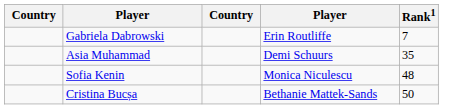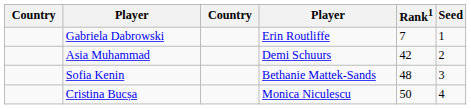+ column: (451, 15)
(408, 56) 35 -> (406, 56) 42
(308, 75) Monica Niculescu -> (319, 75) Bethanie Mattek-Sands
(320, 94) Bethanie Mattek-Sands -> (306, 94) Monica Niculescu
